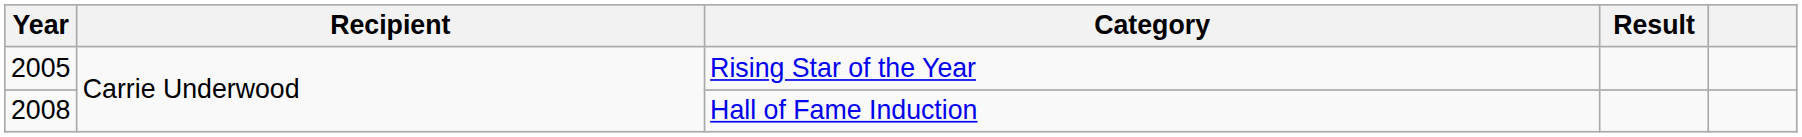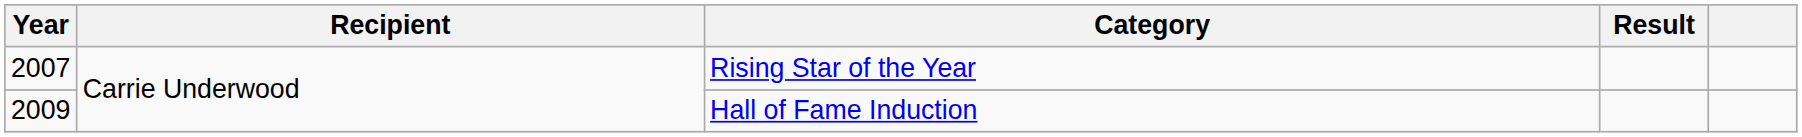(41, 68) 2005 -> (41, 68) 2007
(41, 110) 2008 -> (41, 110) 2009
